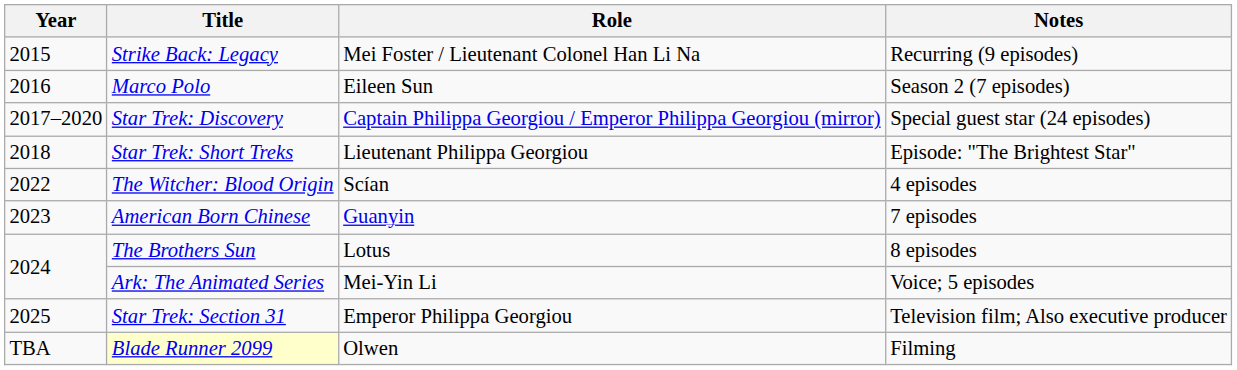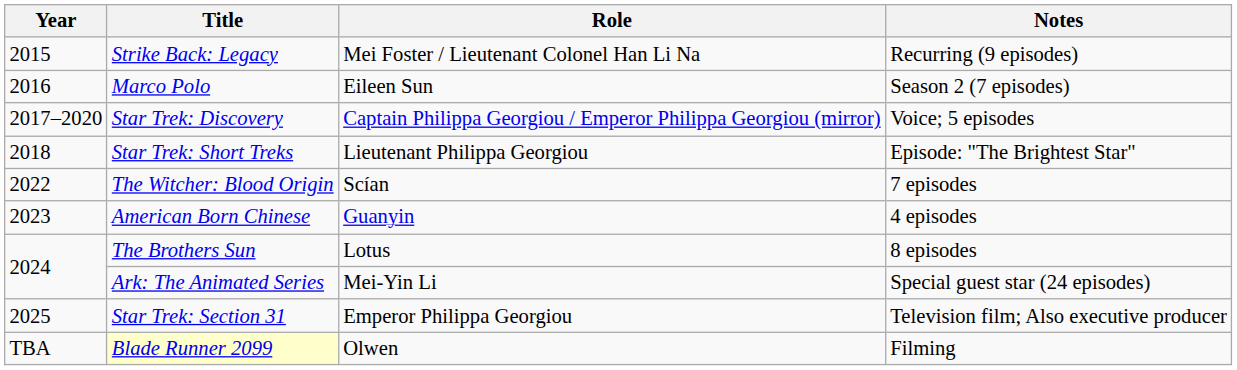(1020, 119) Special guest star (24 episodes) -> (962, 119) Voice; 5 episodes
(933, 184) 4 episodes -> (933, 184) 7 episodes
(933, 217) 7 episodes -> (933, 217) 4 episodes
(962, 282) Voice; 5 episodes -> (1020, 282) Special guest star (24 episodes)
